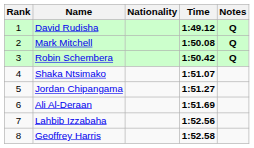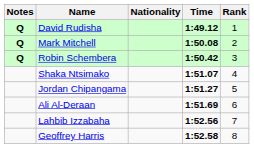columns swapped: (18, 12) <-> (233, 12)
